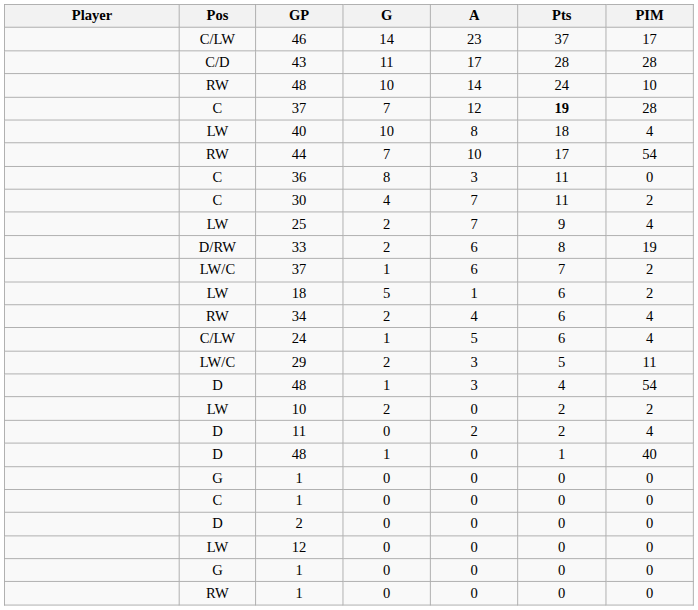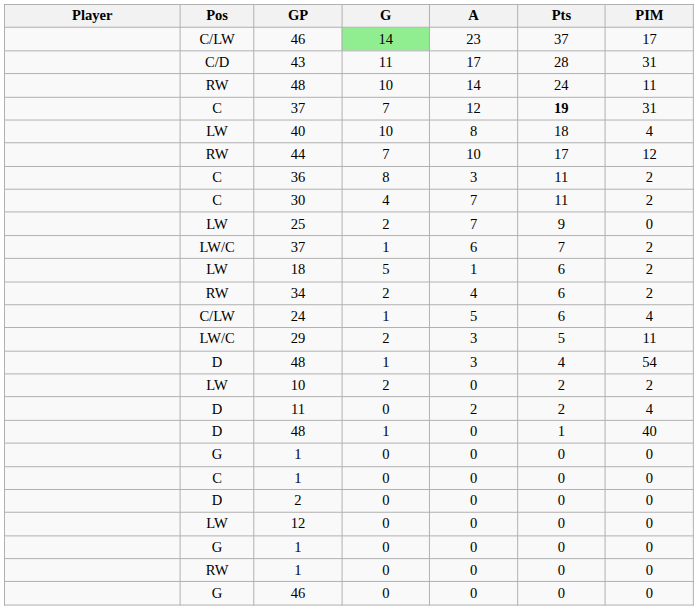(387, 39) no background -> (386, 39) lightgreen background
(650, 62) 28 -> (649, 62) 31
(650, 85) 10 -> (649, 85) 11
(650, 108) 28 -> (649, 108) 31
(650, 154) 54 -> (649, 154) 12
(650, 177) 0 -> (649, 177) 2
(650, 223) 4 -> (649, 223) 0
- row: (217, 246)
(650, 316) 4 -> (649, 293) 2
+ row: (217, 593)
